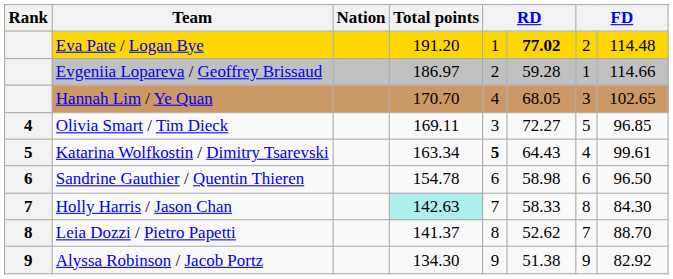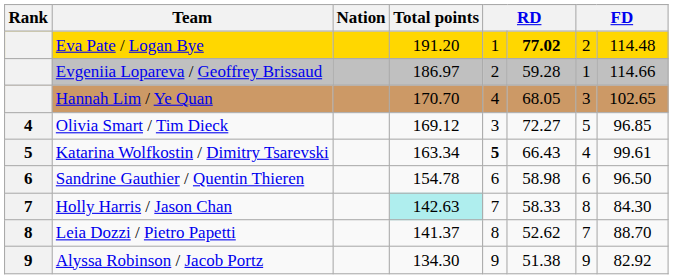(436, 125) 169.11 -> (436, 125) 169.12
(541, 152) 64.43 -> (541, 152) 66.43
